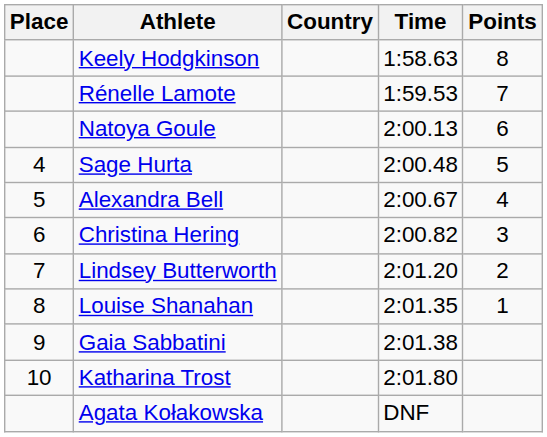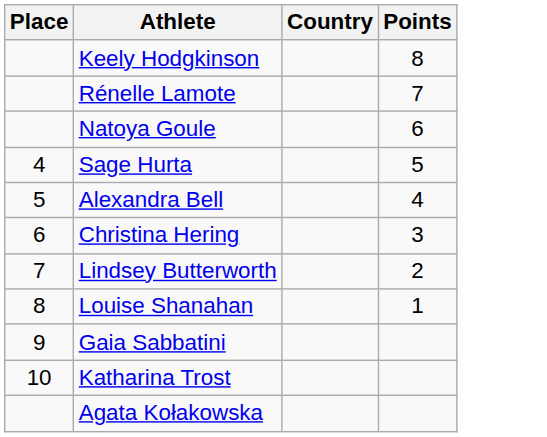- column: (421, 22)
